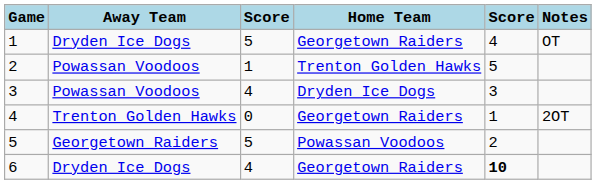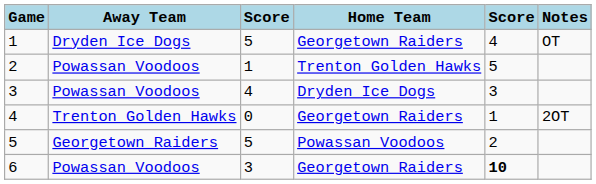(121, 167) Dryden Ice Dogs -> (126, 167) Powassan Voodoos
(248, 167) 4 -> (248, 167) 3
